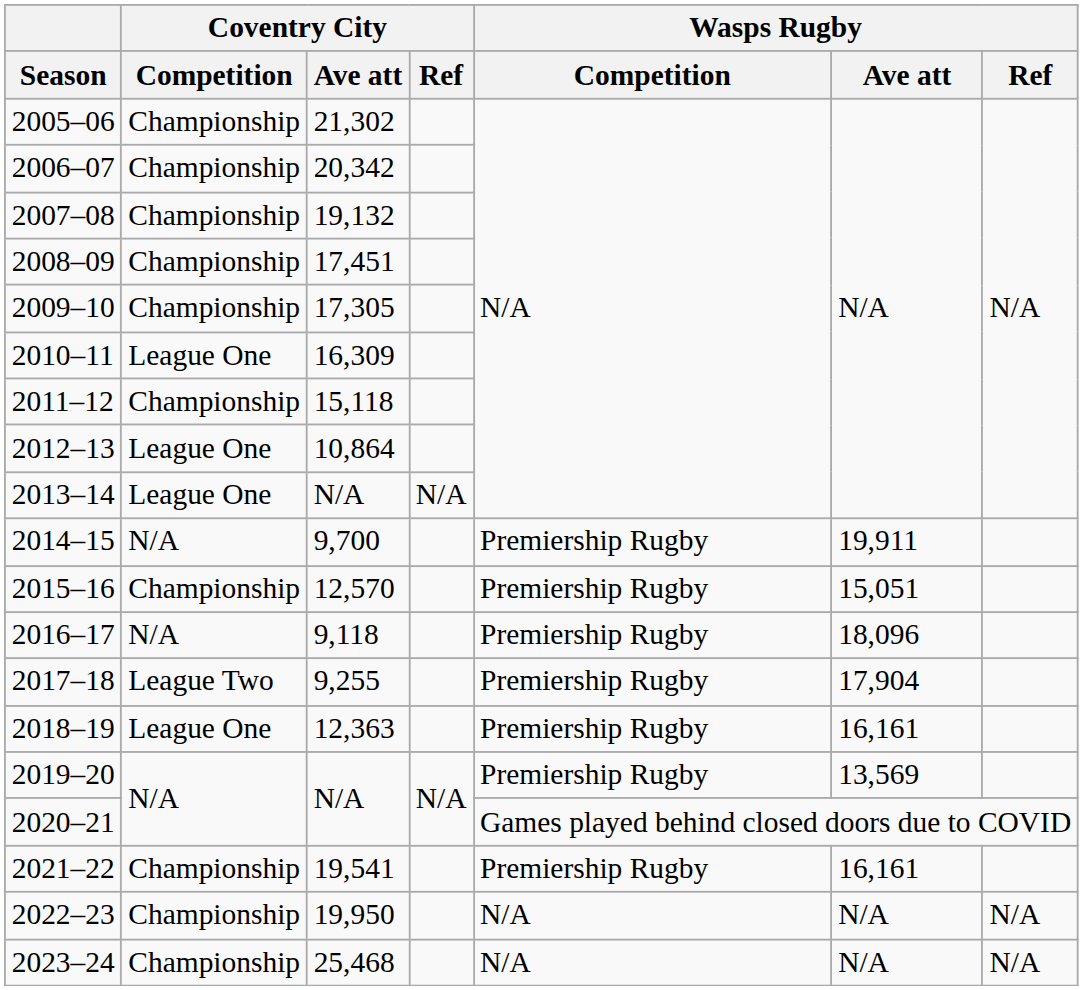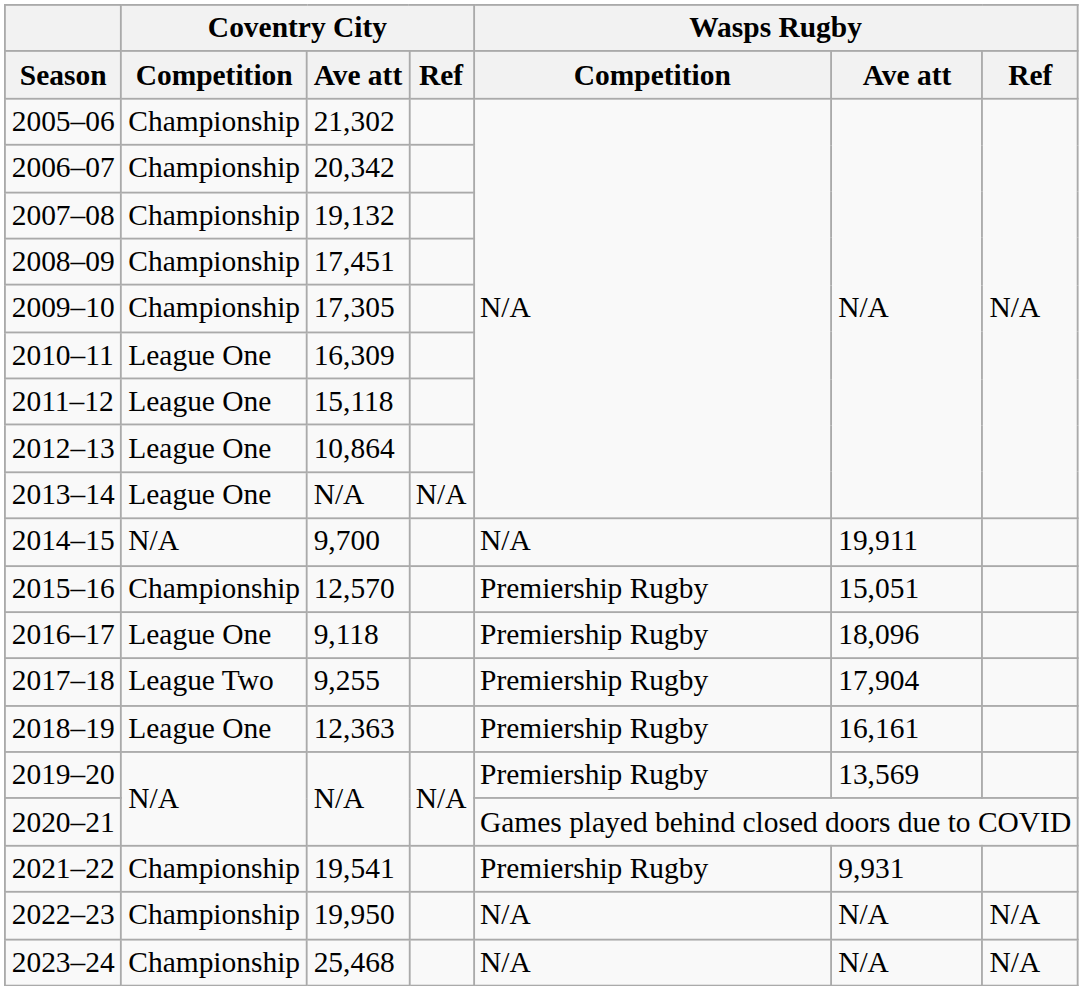(214, 401) Championship -> (200, 401) League One
(594, 541) Premiership Rugby -> (505, 541) N/A
(154, 634) N/A -> (200, 634) League One
(879, 868) 16,161 -> (871, 868) 9,931
